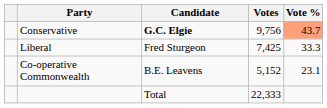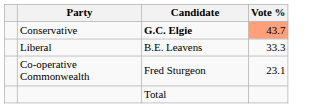- column: (266, 13)
(175, 47) Fred Sturgeon -> (173, 47) B.E. Leavens
(173, 71) B.E. Leavens -> (175, 71) Fred Sturgeon
